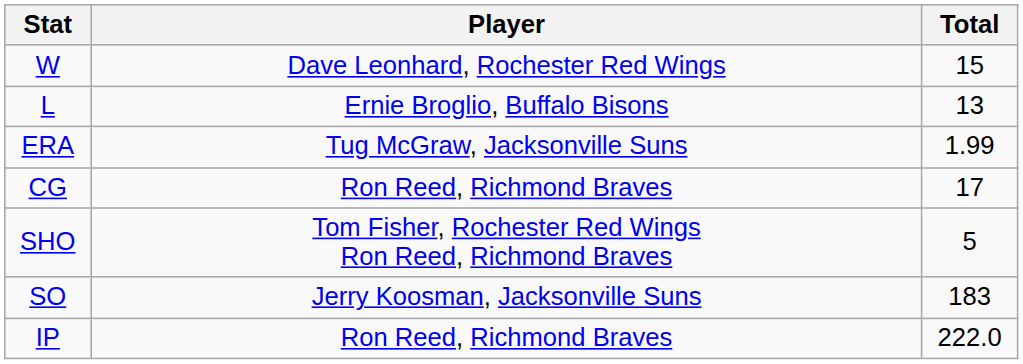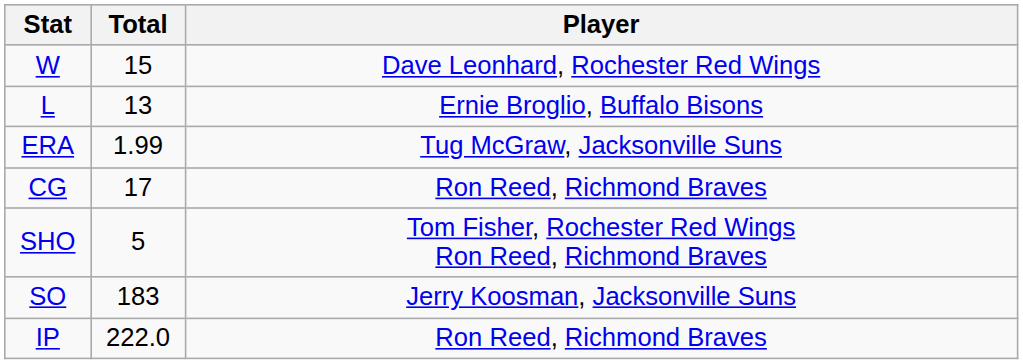columns swapped: (507, 24) <-> (970, 24)
